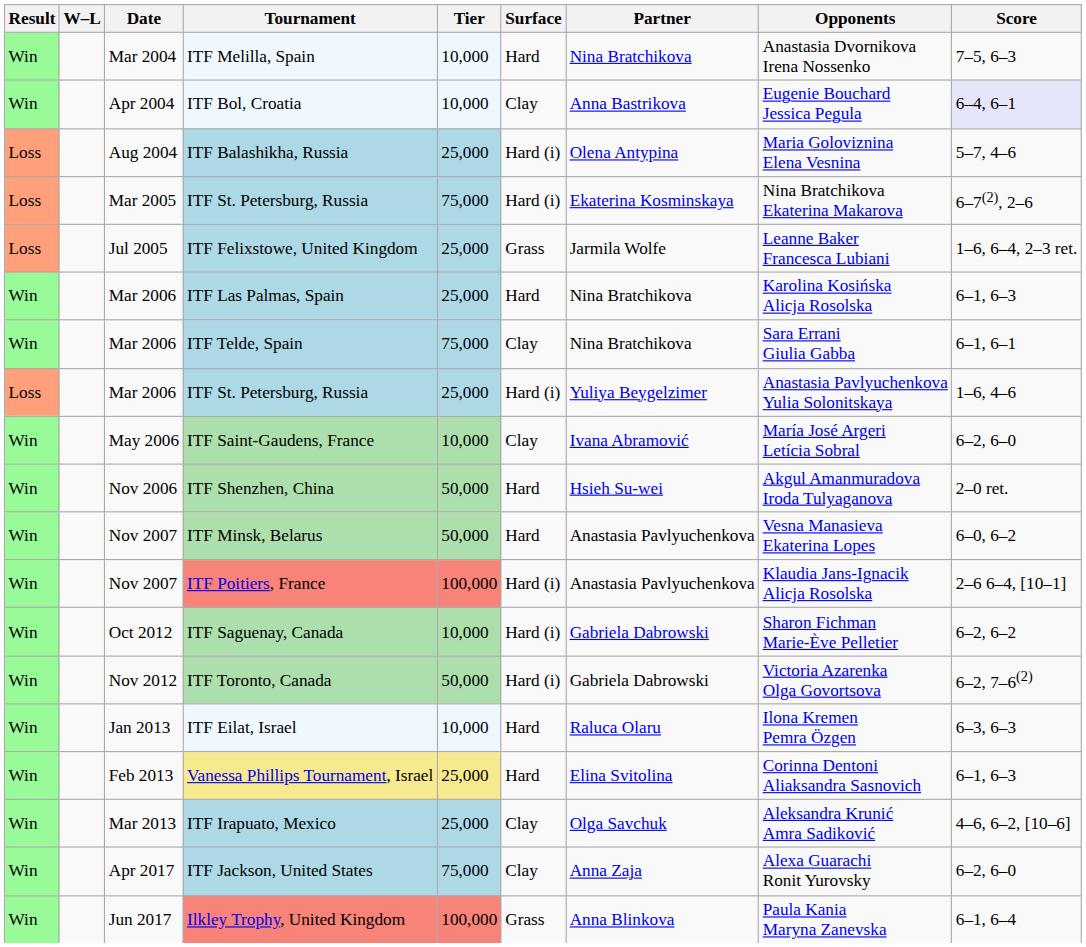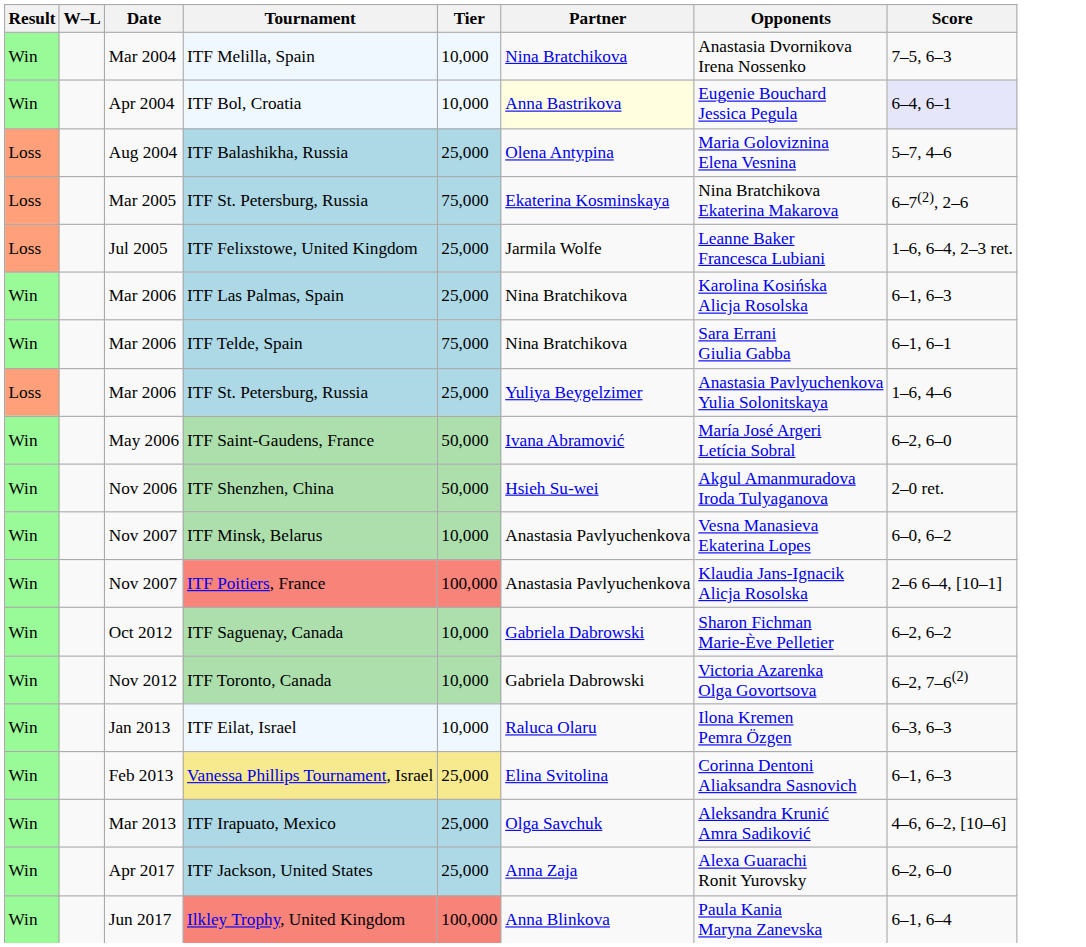- column: (533, 17)
(628, 103) no background -> (563, 103) lightyellow background
(465, 439) 10,000 -> (465, 439) 50,000
(465, 535) 50,000 -> (465, 535) 10,000
(465, 679) 50,000 -> (465, 679) 10,000
(465, 870) 75,000 -> (465, 870) 25,000
